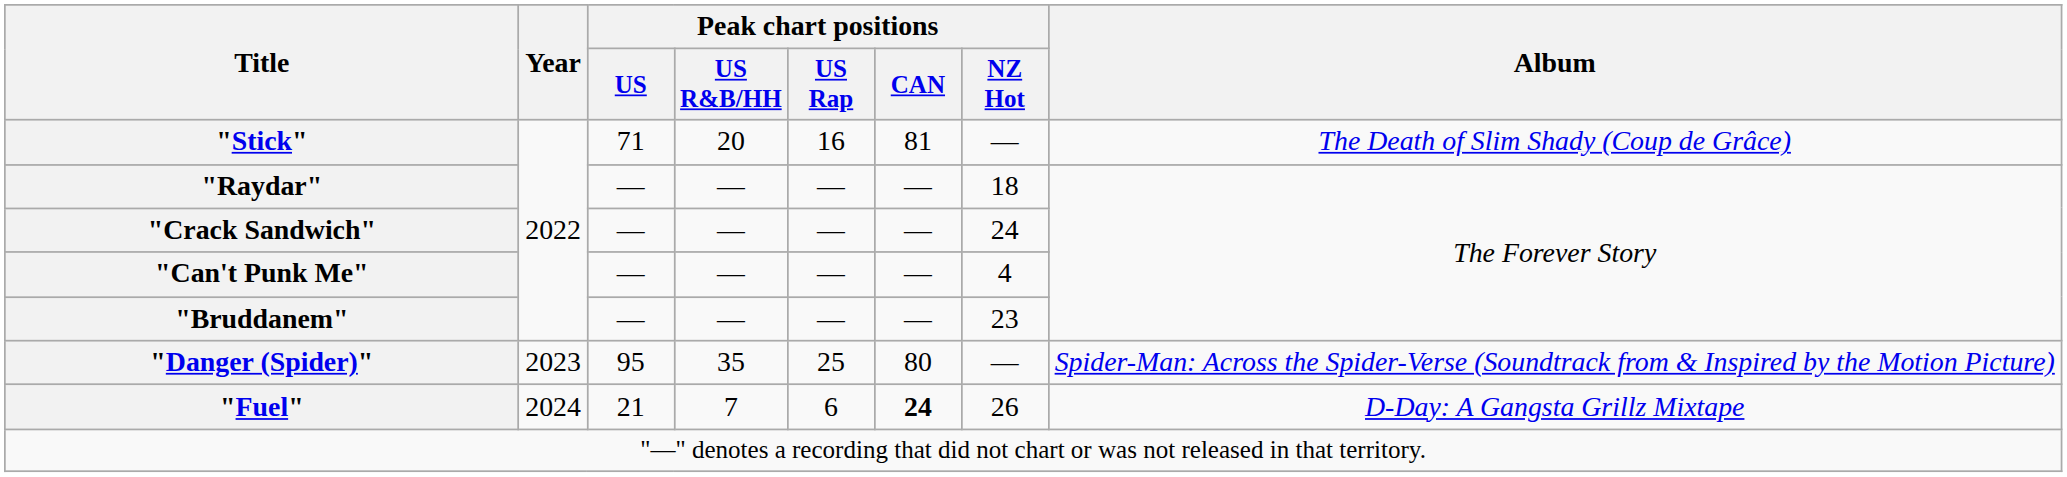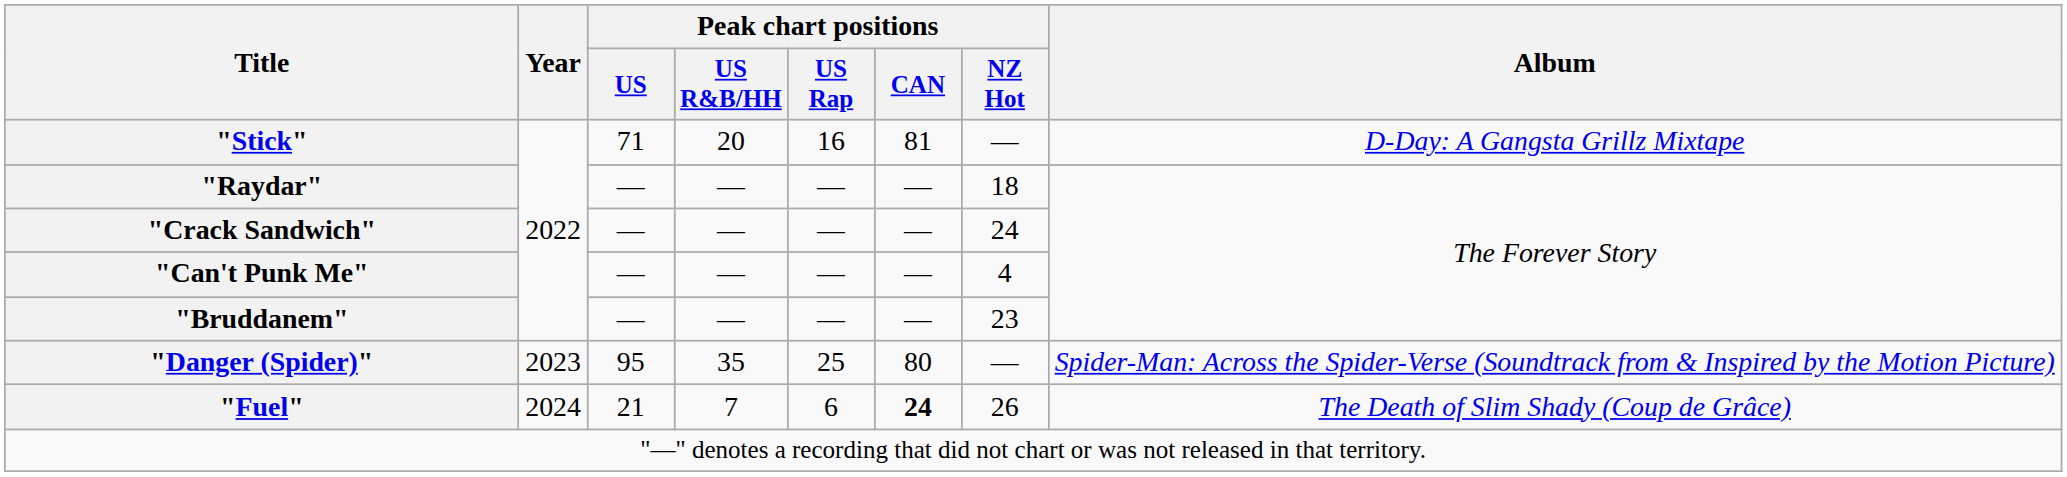(1555, 141) The Death of Slim Shady (Coup de Grâce) -> (1555, 141) D-Day: A Gangsta Grillz Mixtape
(1555, 406) D-Day: A Gangsta Grillz Mixtape -> (1555, 406) The Death of Slim Shady (Coup de Grâce)
